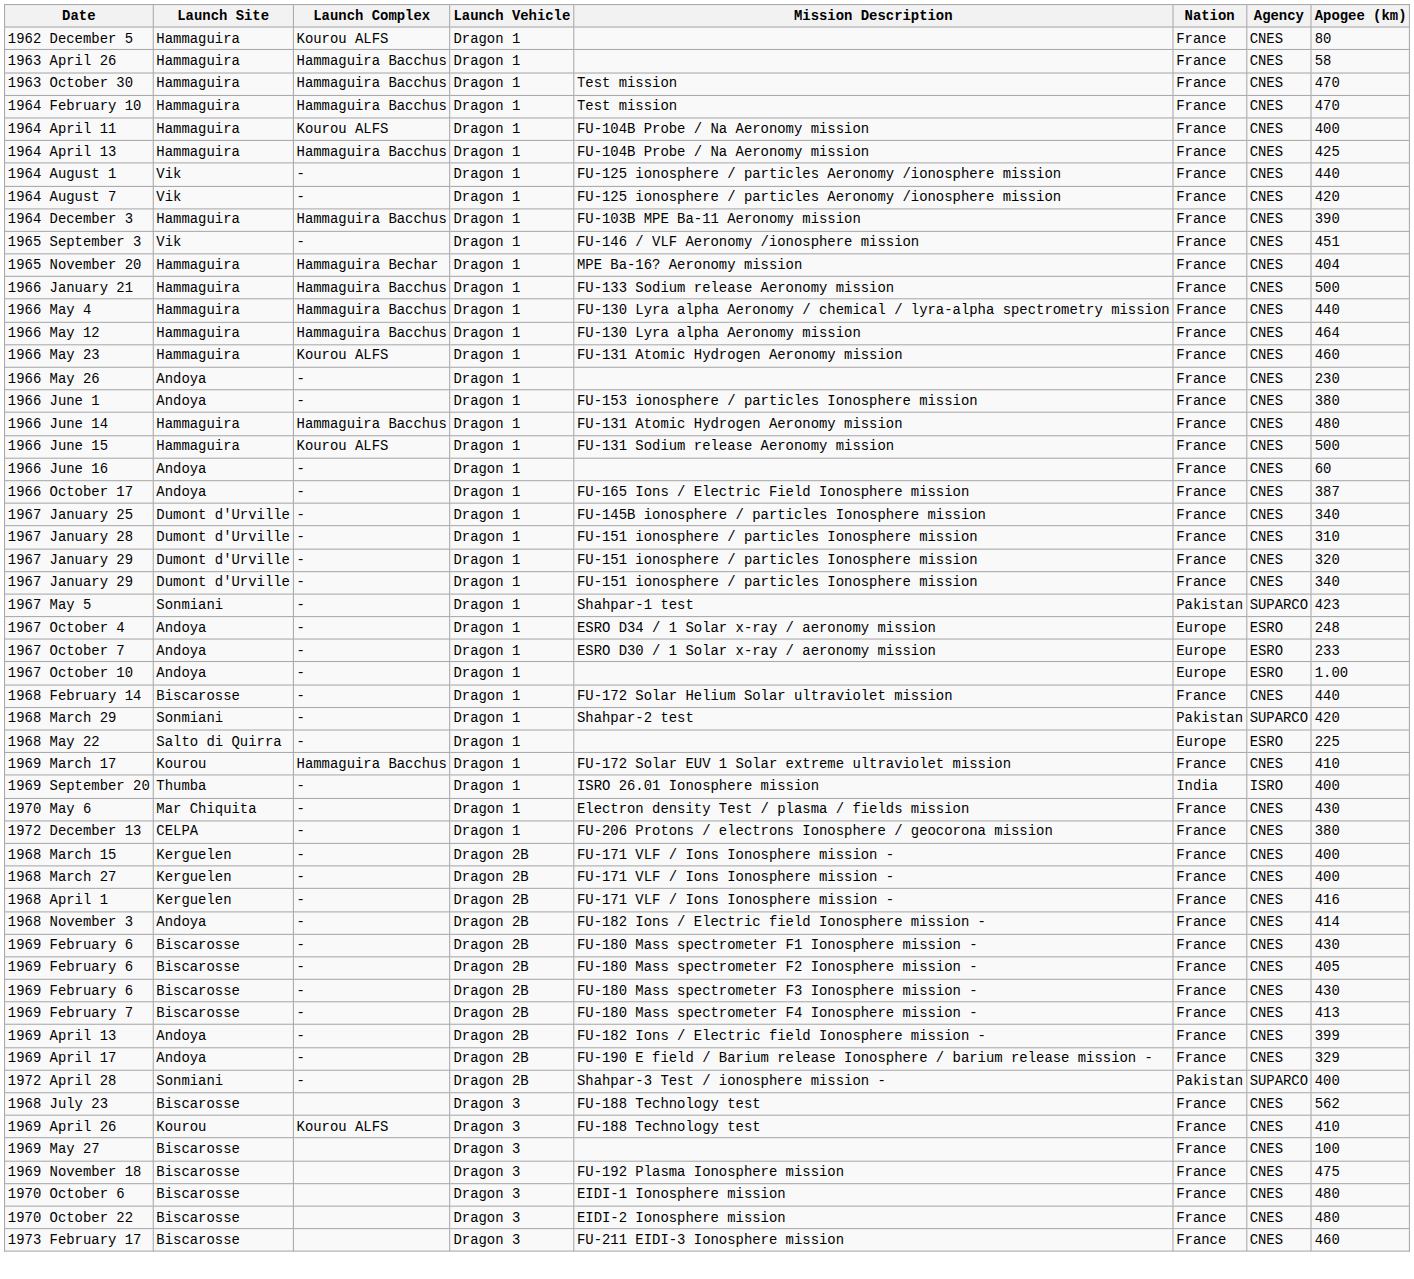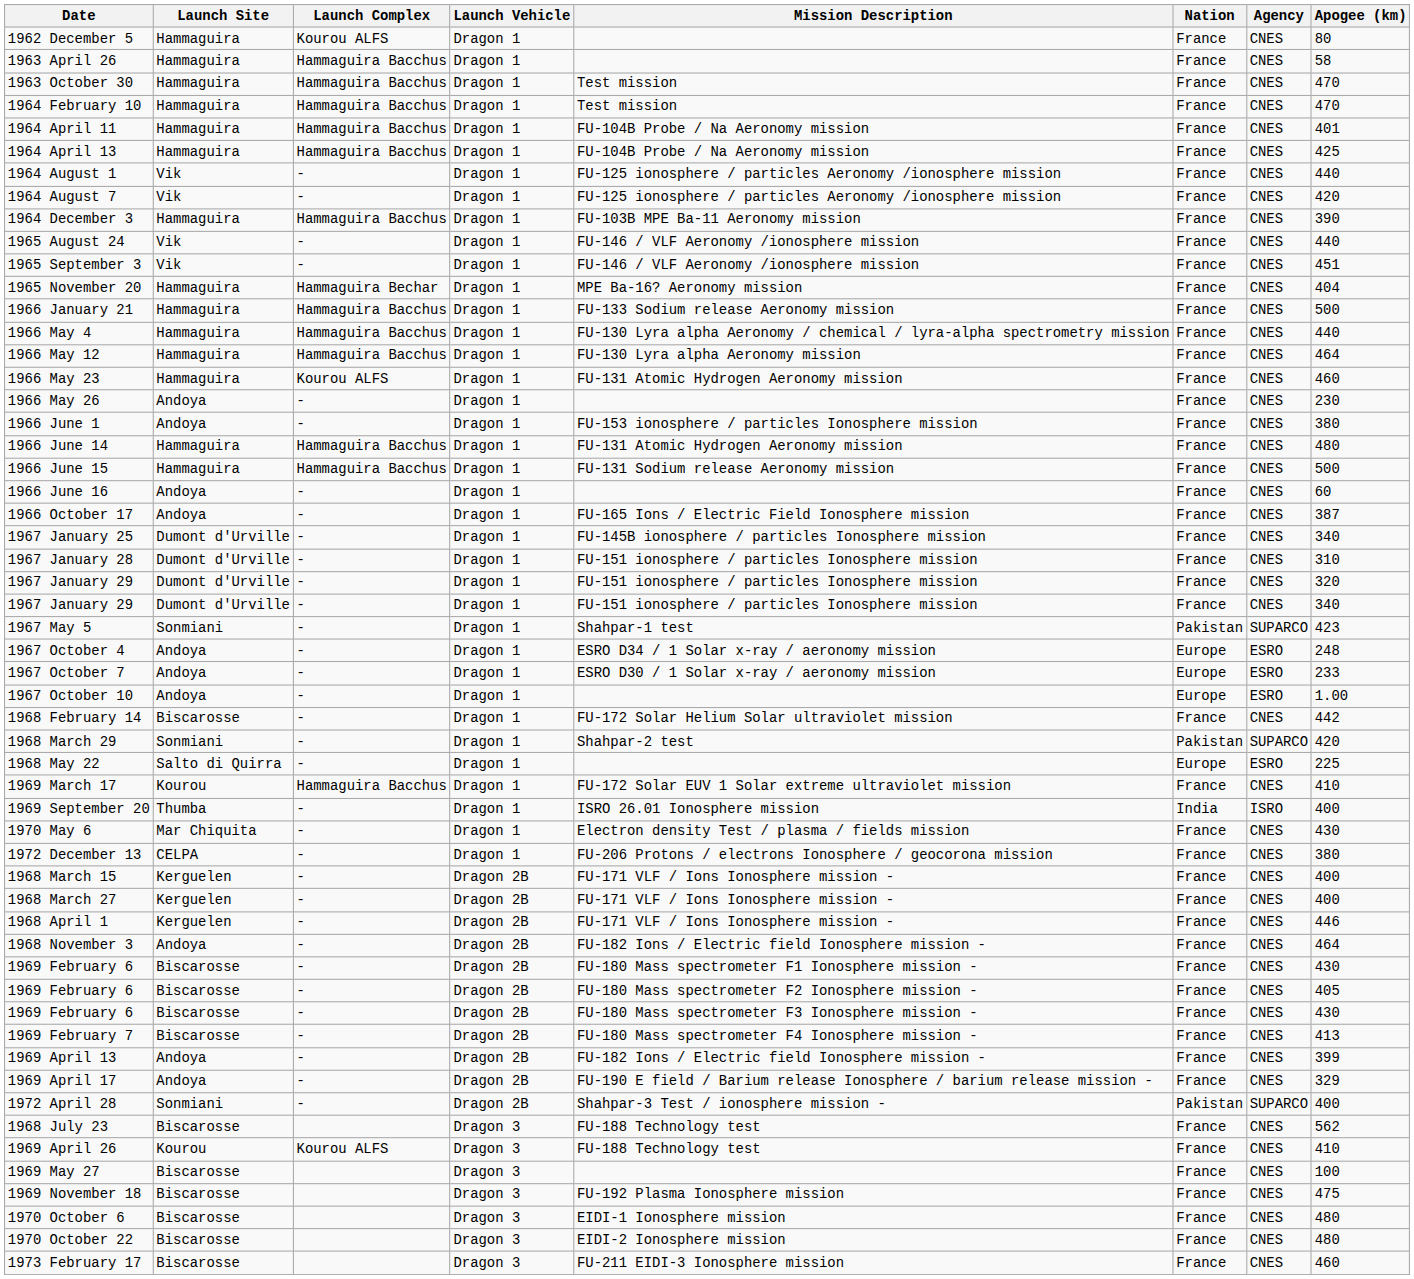(342, 129) Kourou ALFS -> (372, 129) Hammaguira Bacchus
(1327, 129) 400 -> (1327, 129) 401
+ row: (66, 243)
(342, 447) Kourou ALFS -> (372, 469) Hammaguira Bacchus
(1327, 696) 440 -> (1327, 719) 442
(1327, 900) 416 -> (1327, 923) 446
(1327, 923) 414 -> (1327, 945) 464
